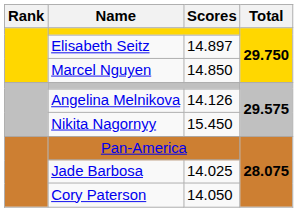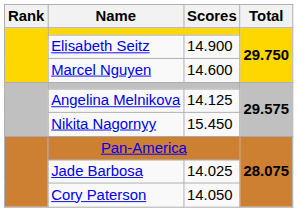(210, 46) 14.897 -> (210, 46) 14.900
(210, 70) 14.850 -> (210, 70) 14.600
(210, 100) 14.126 -> (210, 100) 14.125
